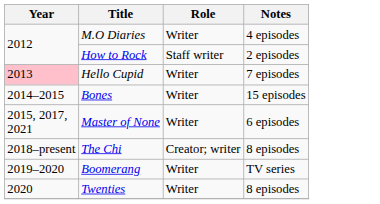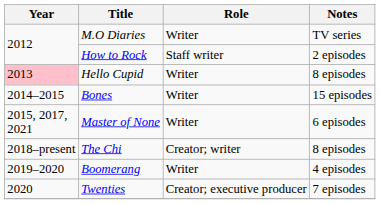(273, 34) 4 episodes -> (337, 34) TV series
(273, 74) 7 episodes -> (339, 74) 8 episodes
(271, 169) TV series -> (339, 169) 4 episodes
(182, 189) Writer -> (236, 189) Creator; executive producer
(273, 189) 8 episodes -> (339, 189) 7 episodes
